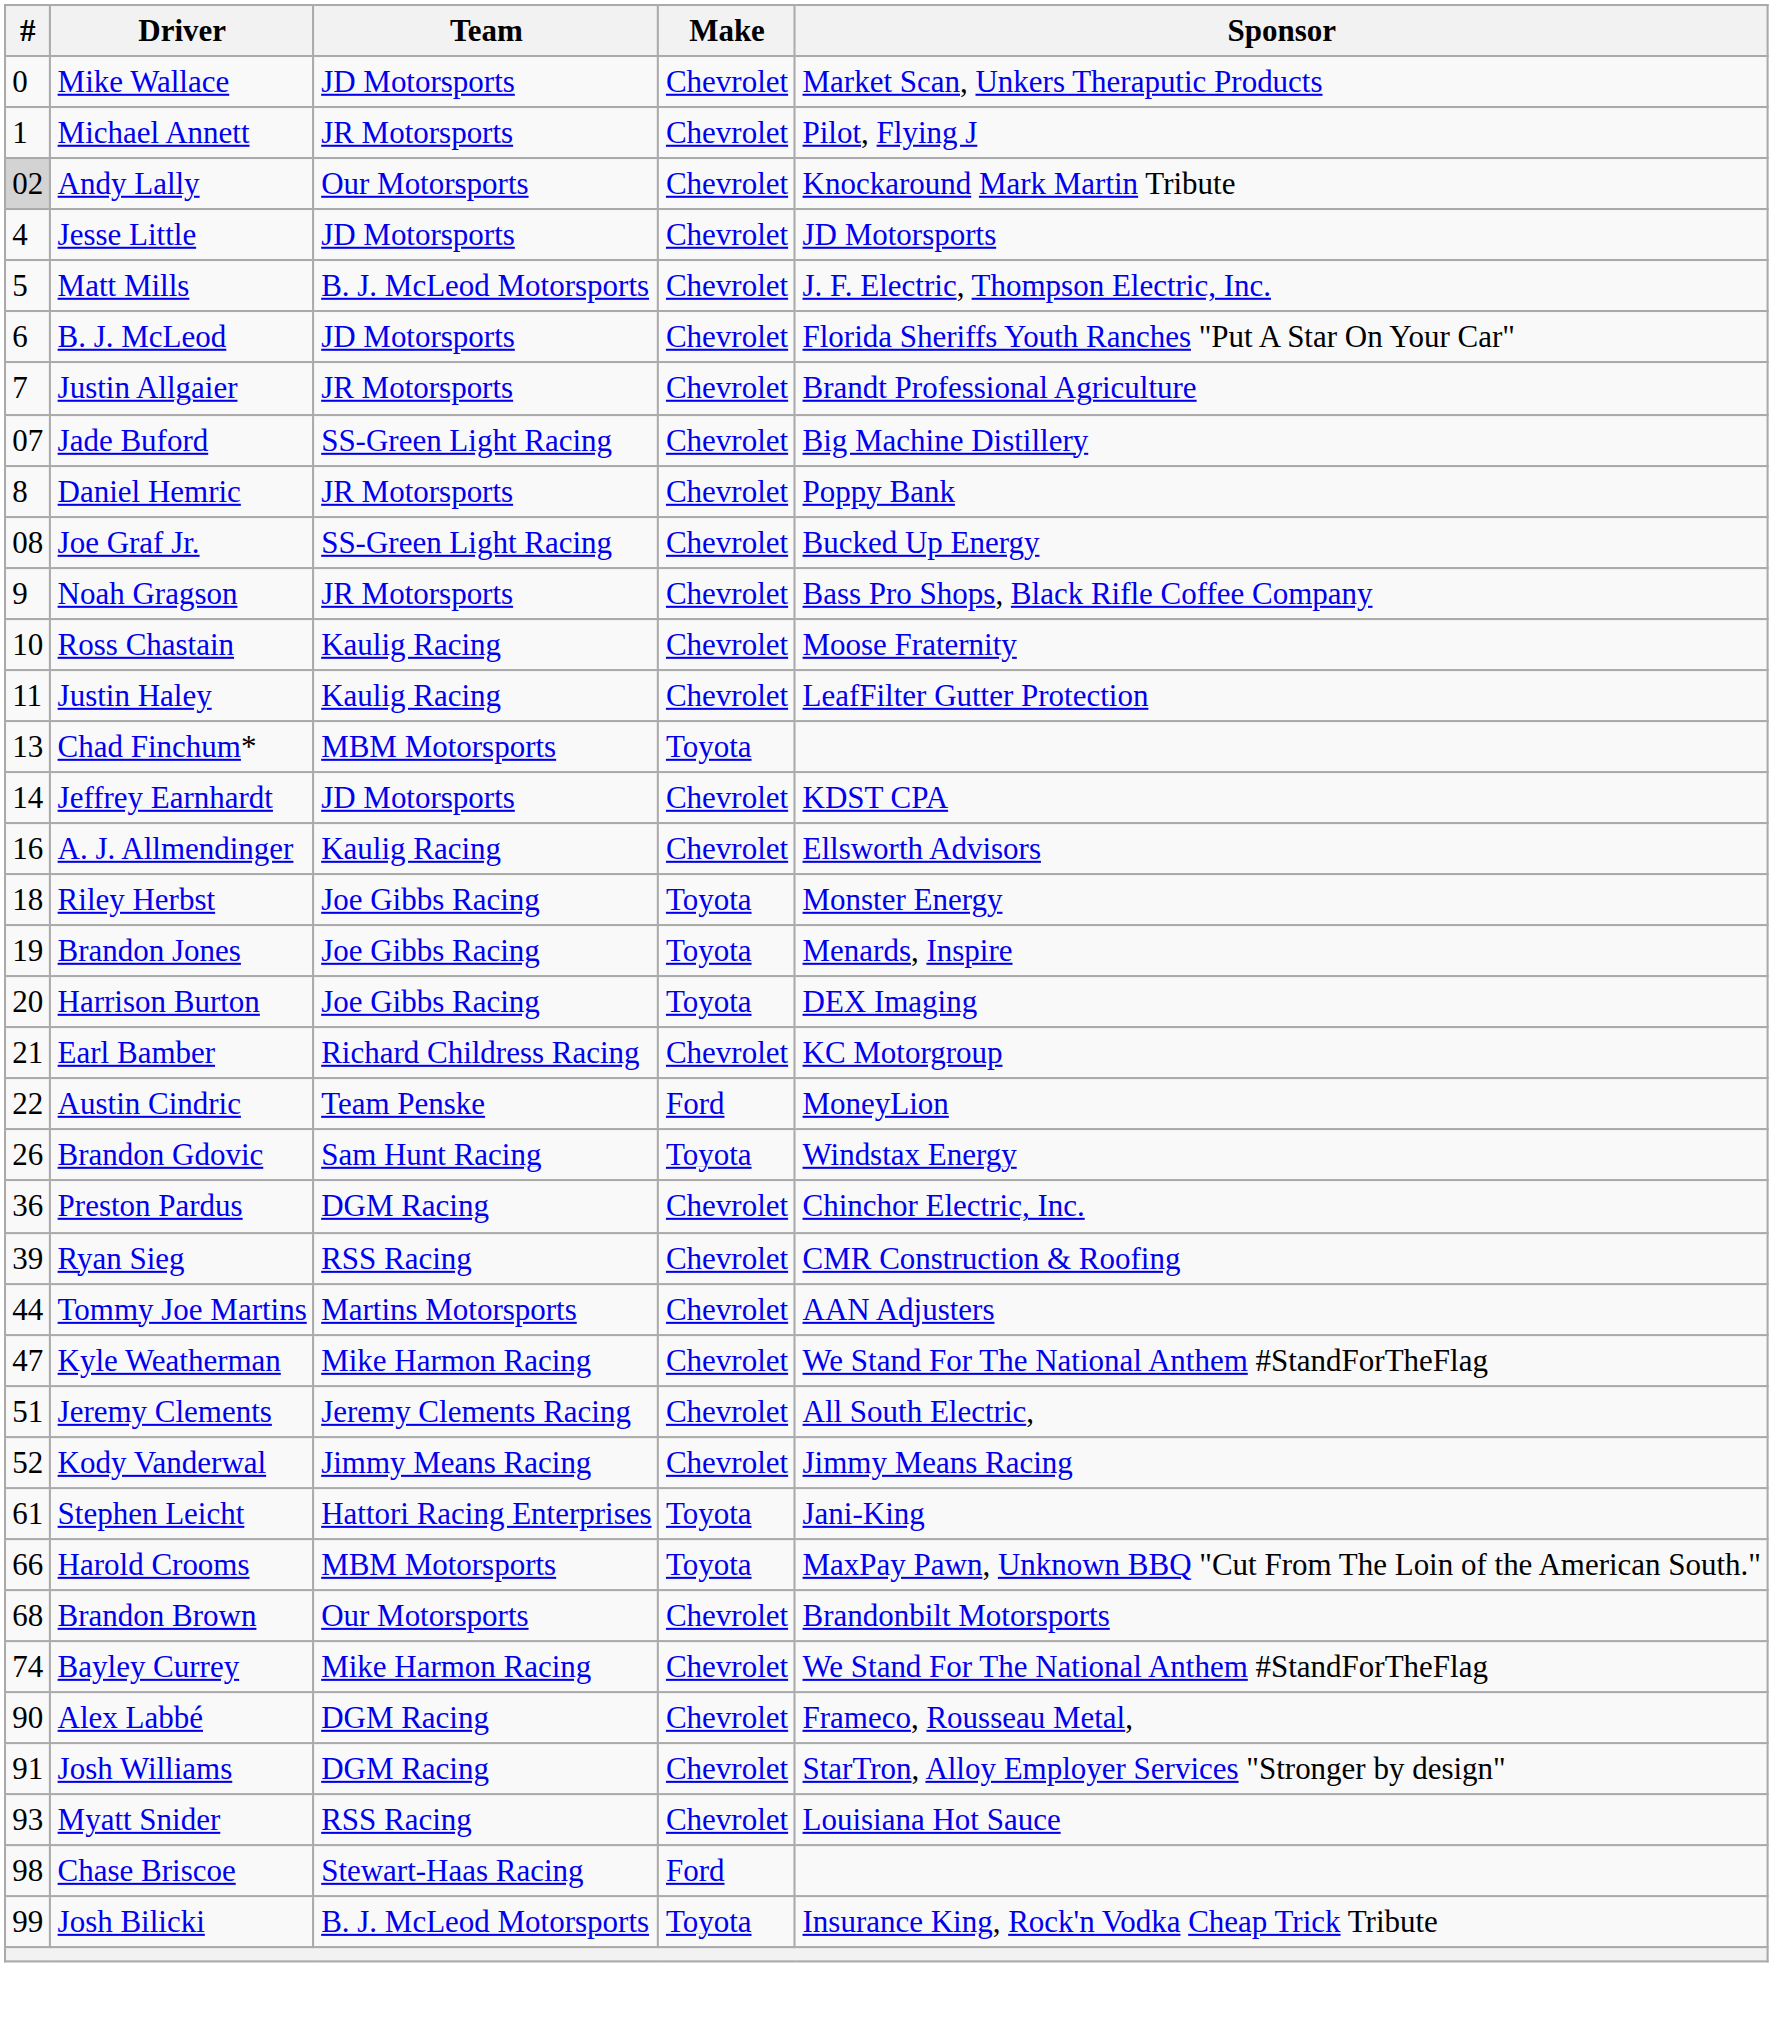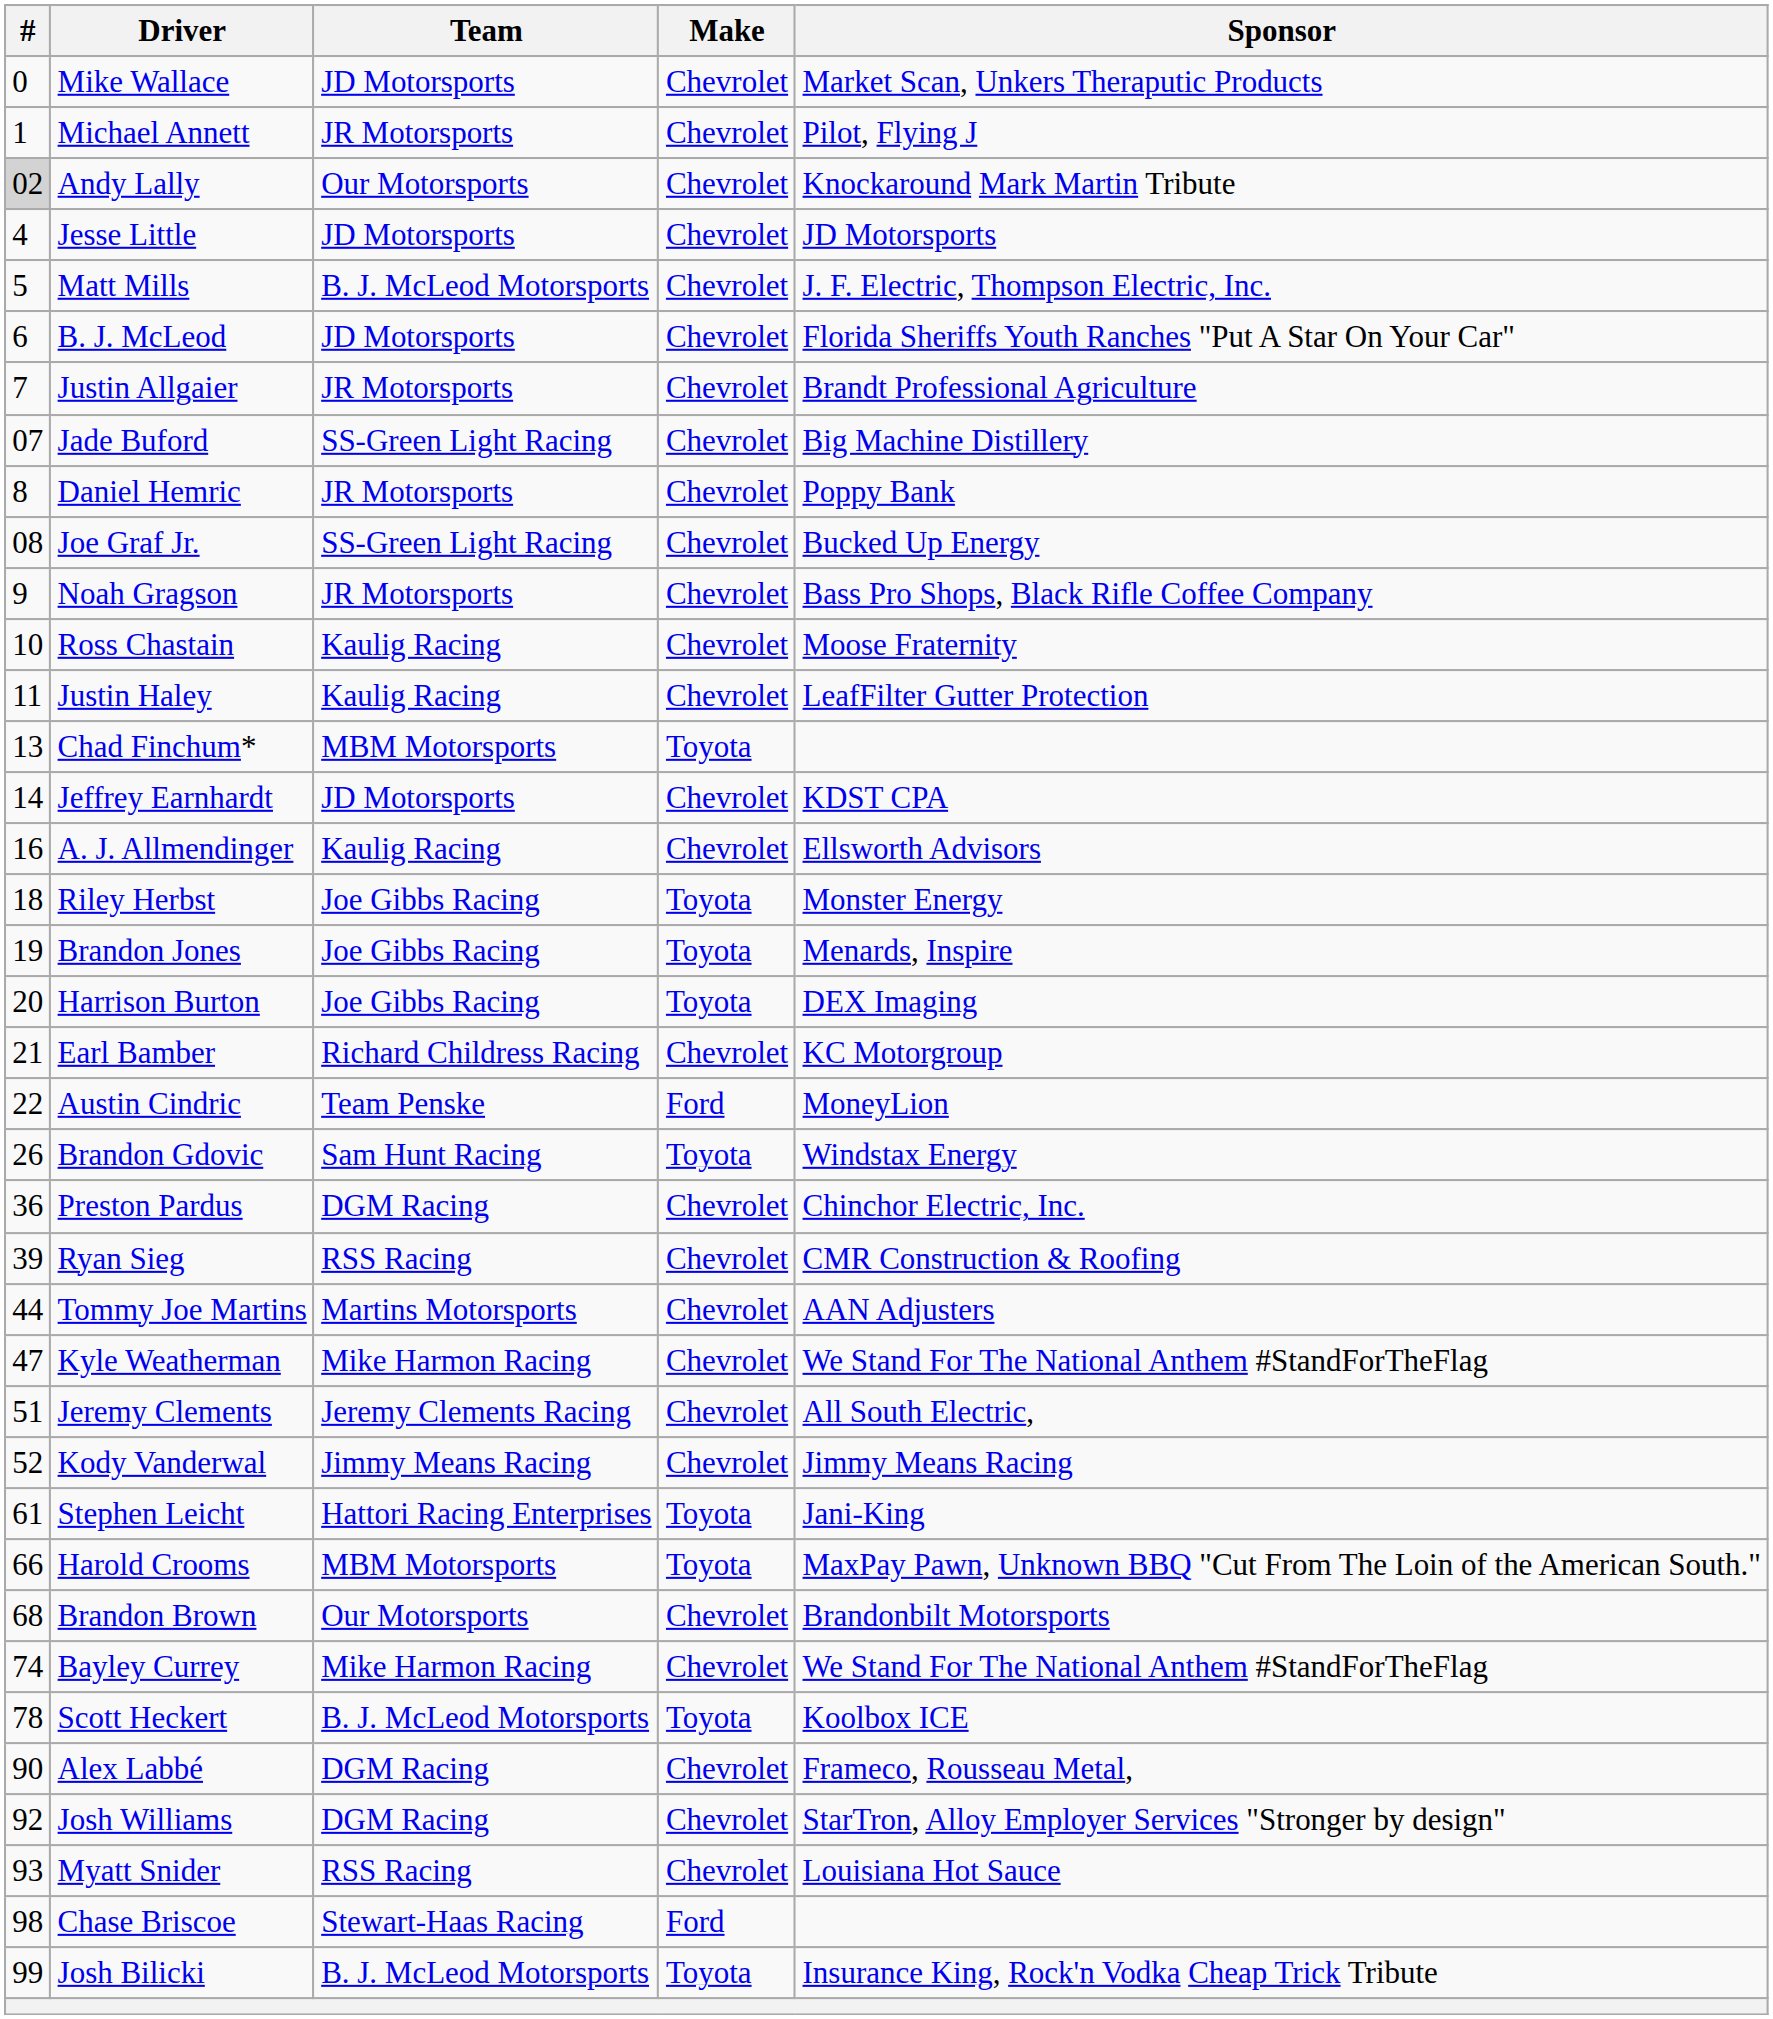+ row: (142, 1717)
(28, 1768) 91 -> (28, 1819) 92
